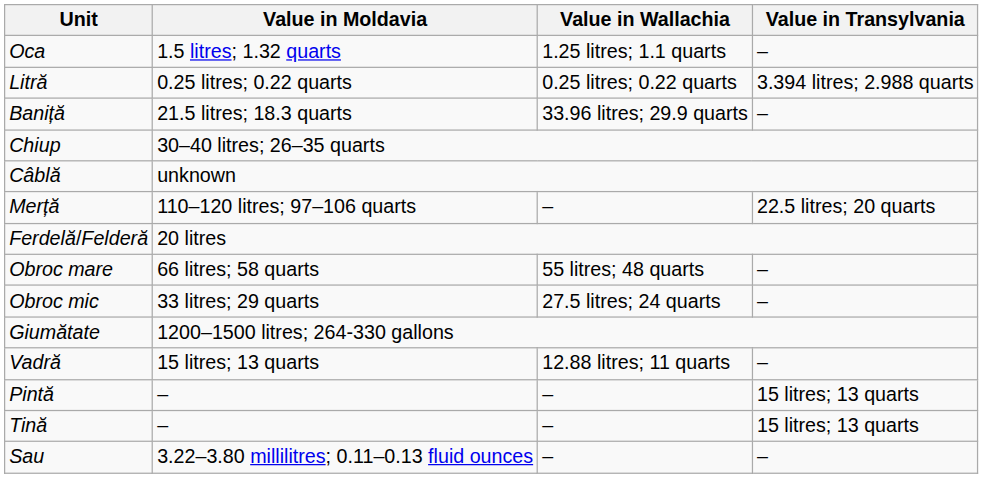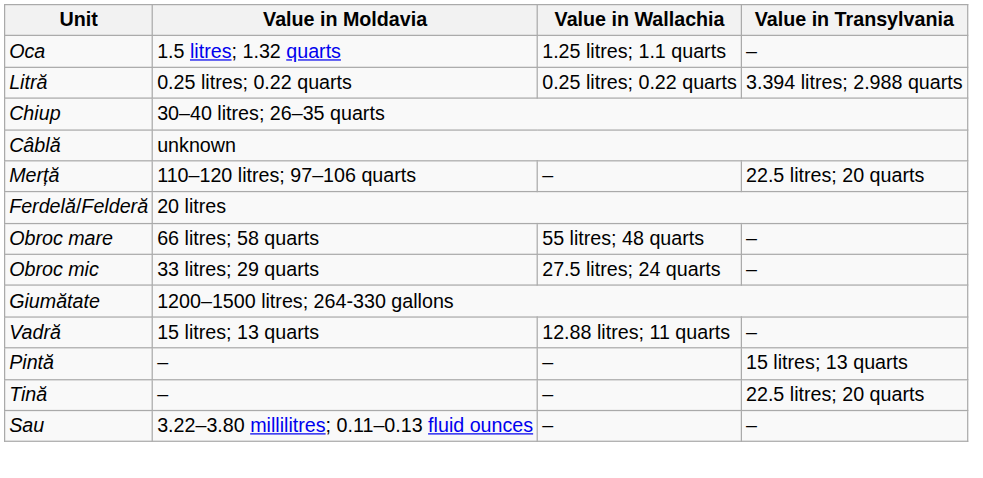- row: (37, 113)
(838, 425) 15 litres; 13 quarts -> (835, 394) 22.5 litres; 20 quarts
